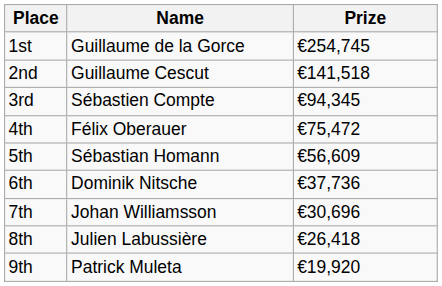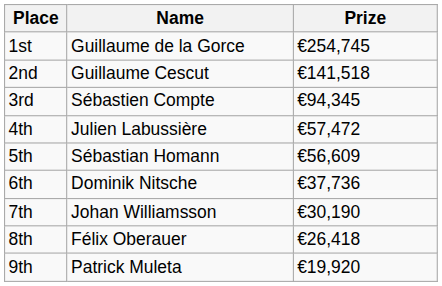(129, 128) Félix Oberauer -> (139, 128) Julien Labussière
(329, 128) €75,472 -> (329, 128) €57,472
(329, 211) €30,696 -> (329, 211) €30,190
(139, 239) Julien Labussière -> (129, 239) Félix Oberauer
